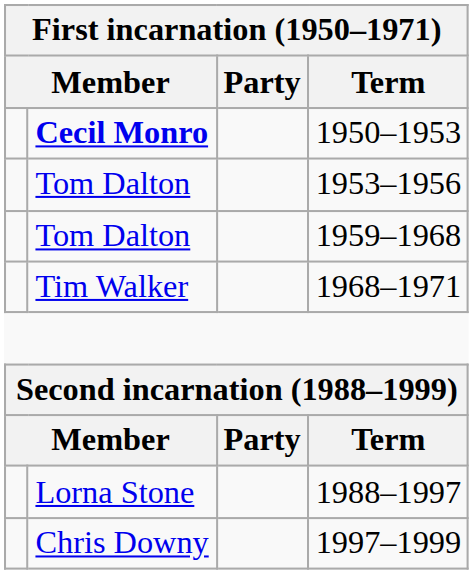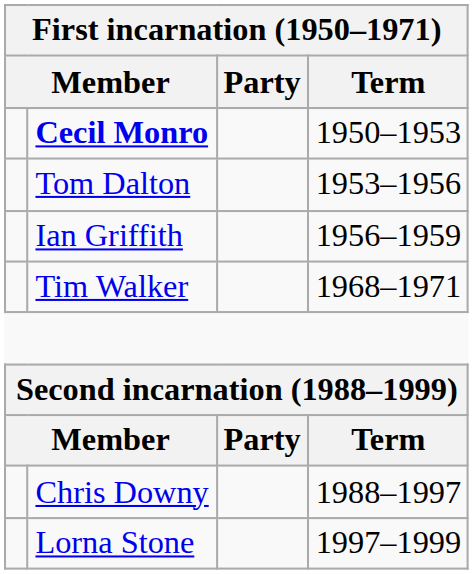+ row: (388, 235)
- row: (388, 235)
(115, 491) Lorna Stone -> (122, 491) Chris Downy
(122, 542) Chris Downy -> (115, 542) Lorna Stone
